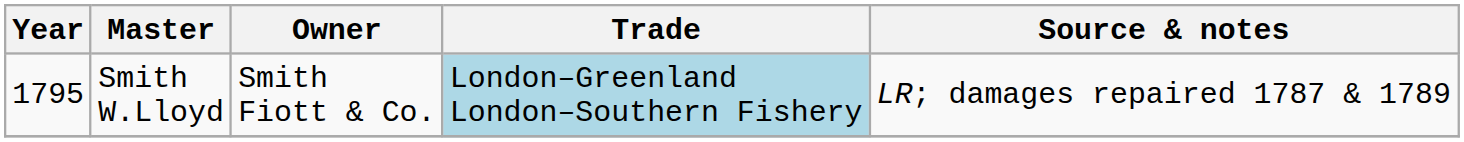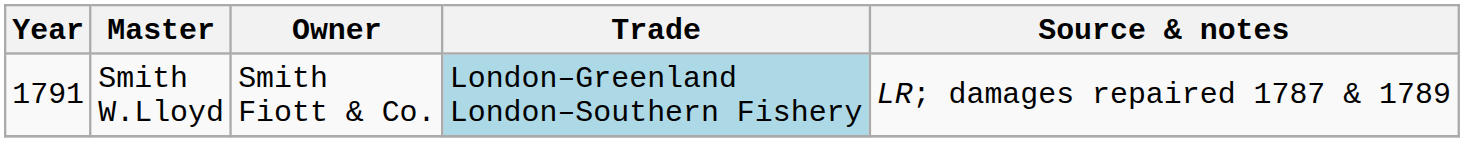(48, 95) 1795 -> (48, 95) 1791
